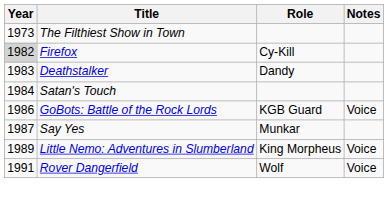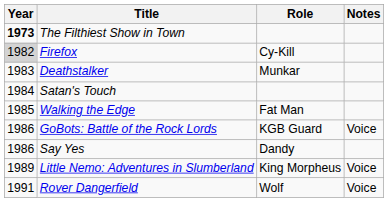(21, 33) normal -> (21, 33) bold
(277, 71) Dandy -> (280, 71) Munkar
+ row: (87, 110)
(21, 129) 1987 -> (21, 149) 1986
(280, 129) Munkar -> (277, 149) Dandy
